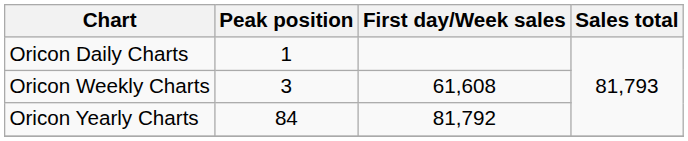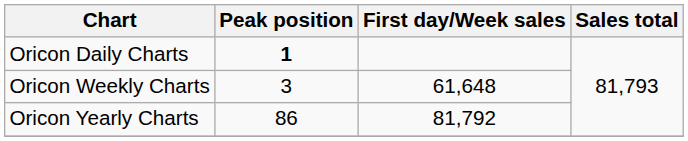(286, 53) normal -> (286, 53) bold
(464, 86) 61,608 -> (464, 86) 61,648
(286, 119) 84 -> (286, 119) 86
